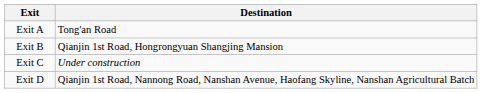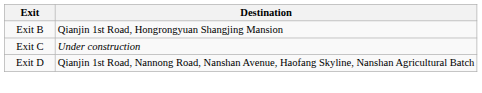- row: (30, 29)
